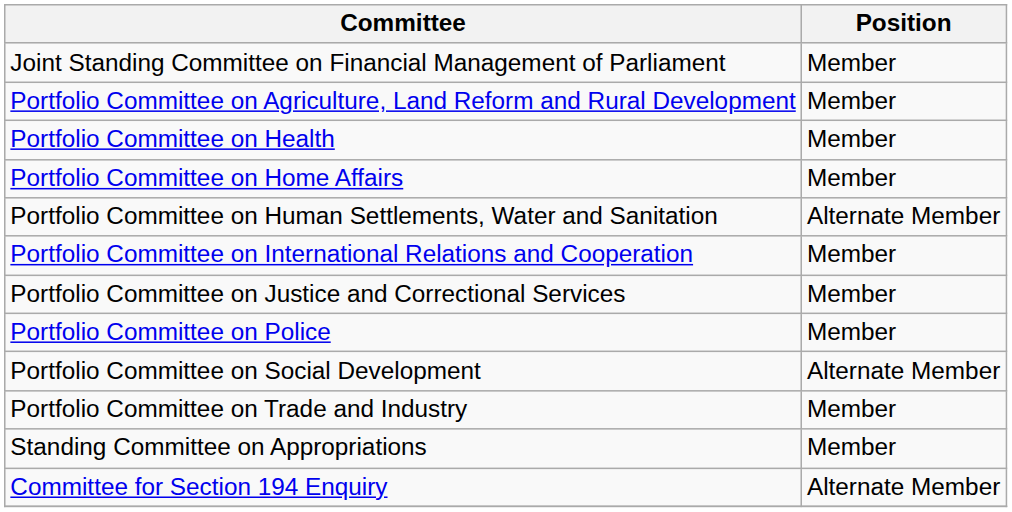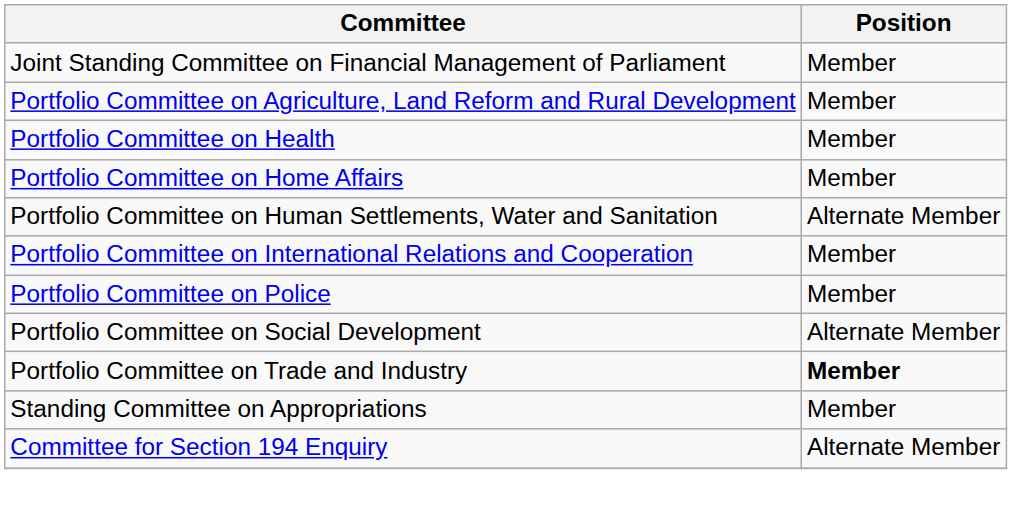- row: (318, 293)
(852, 409) normal -> (854, 370) bold
